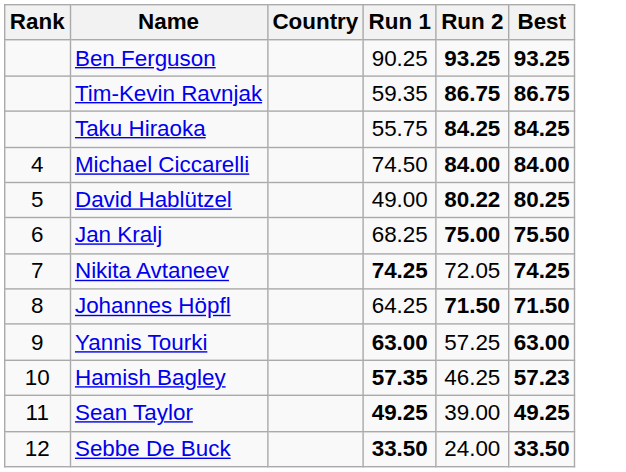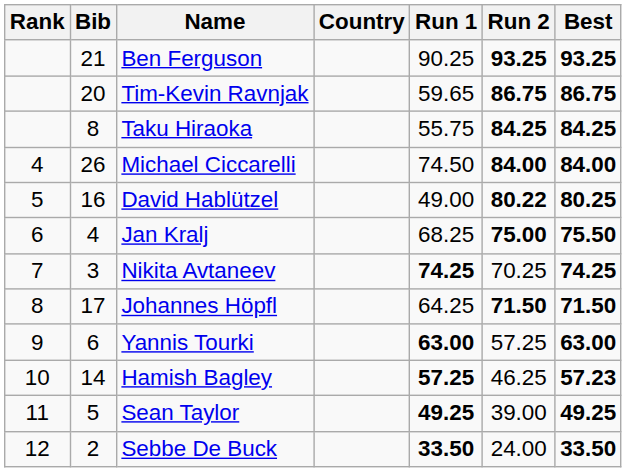+ column: (93, 22)
(400, 93) 59.35 -> (446, 93) 59.65
(472, 270) 72.05 -> (519, 270) 70.25
(400, 377) 57.35 -> (446, 377) 57.25
